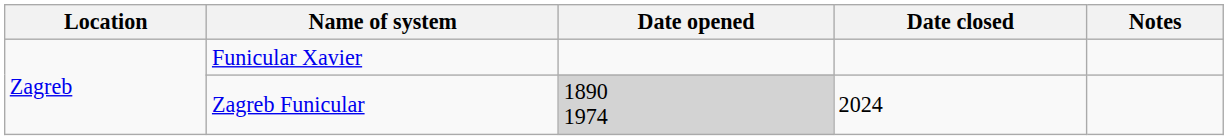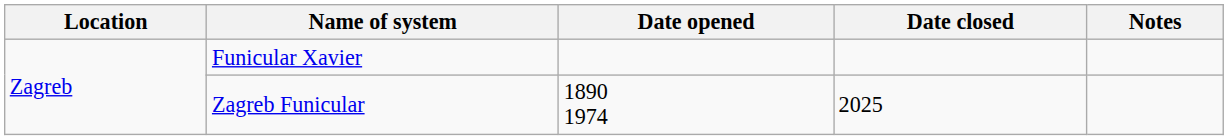(586, 104) lightgrey background -> (586, 104) no background
(861, 104) 2024 -> (861, 104) 2025
